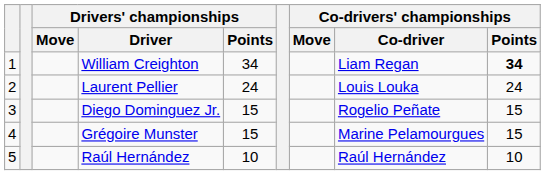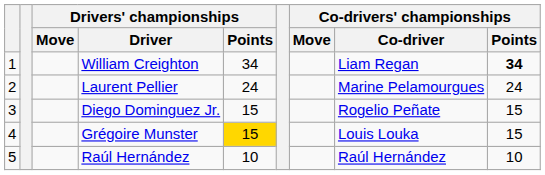(378, 87) Louis Louka -> (411, 87) Marine Pelamourgues
(250, 134) no background -> (250, 134) gold background
(411, 134) Marine Pelamourgues -> (378, 134) Louis Louka
